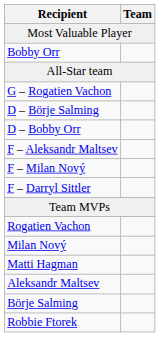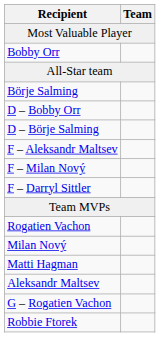rows swapped: (59, 91) <-> (42, 303)
rows swapped: (44, 129) <-> (53, 110)
